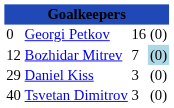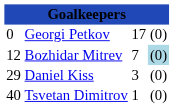(139, 34) 16 -> (139, 34) 17
(135, 95) 3 -> (135, 95) 1
